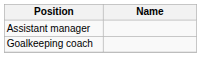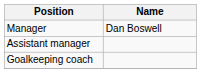+ row: (27, 28)
